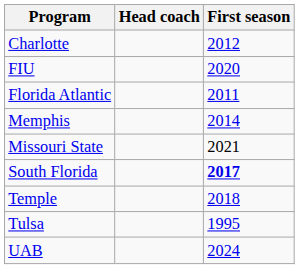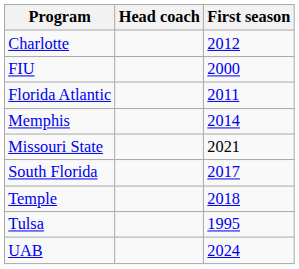(224, 69) 2020 -> (224, 69) 2000
(224, 172) bold -> (224, 172) normal
